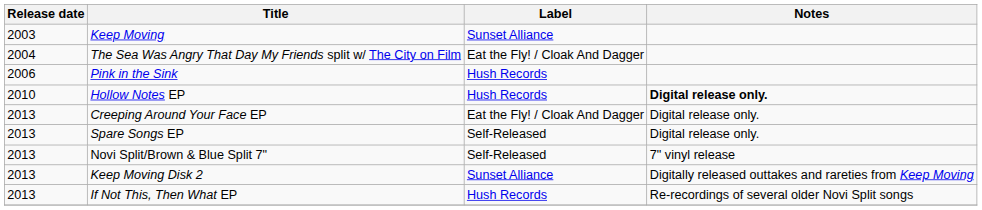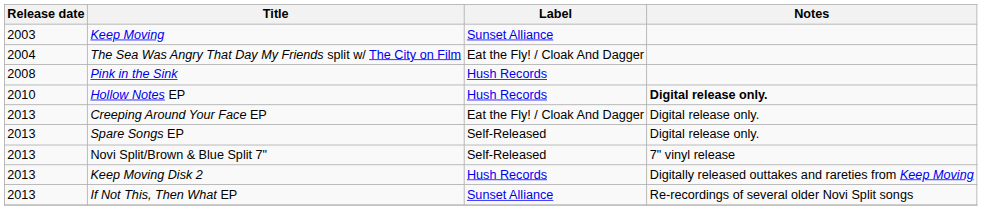(21, 74) 2006 -> (21, 74) 2008
(510, 174) Sunset Alliance -> (507, 174) Hush Records
(507, 194) Hush Records -> (510, 194) Sunset Alliance
